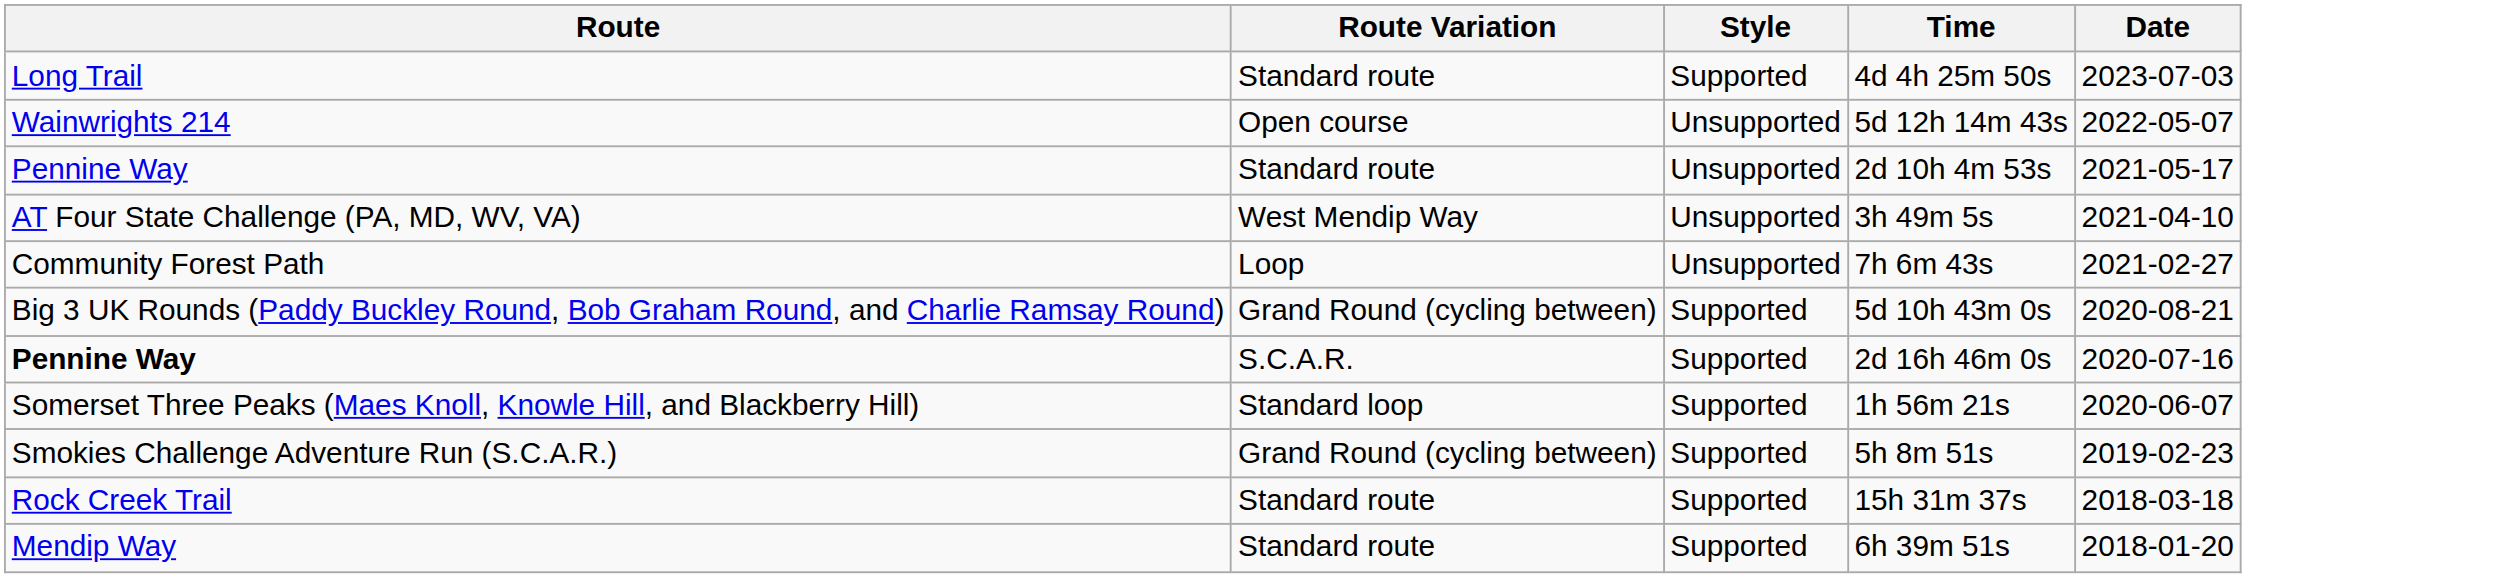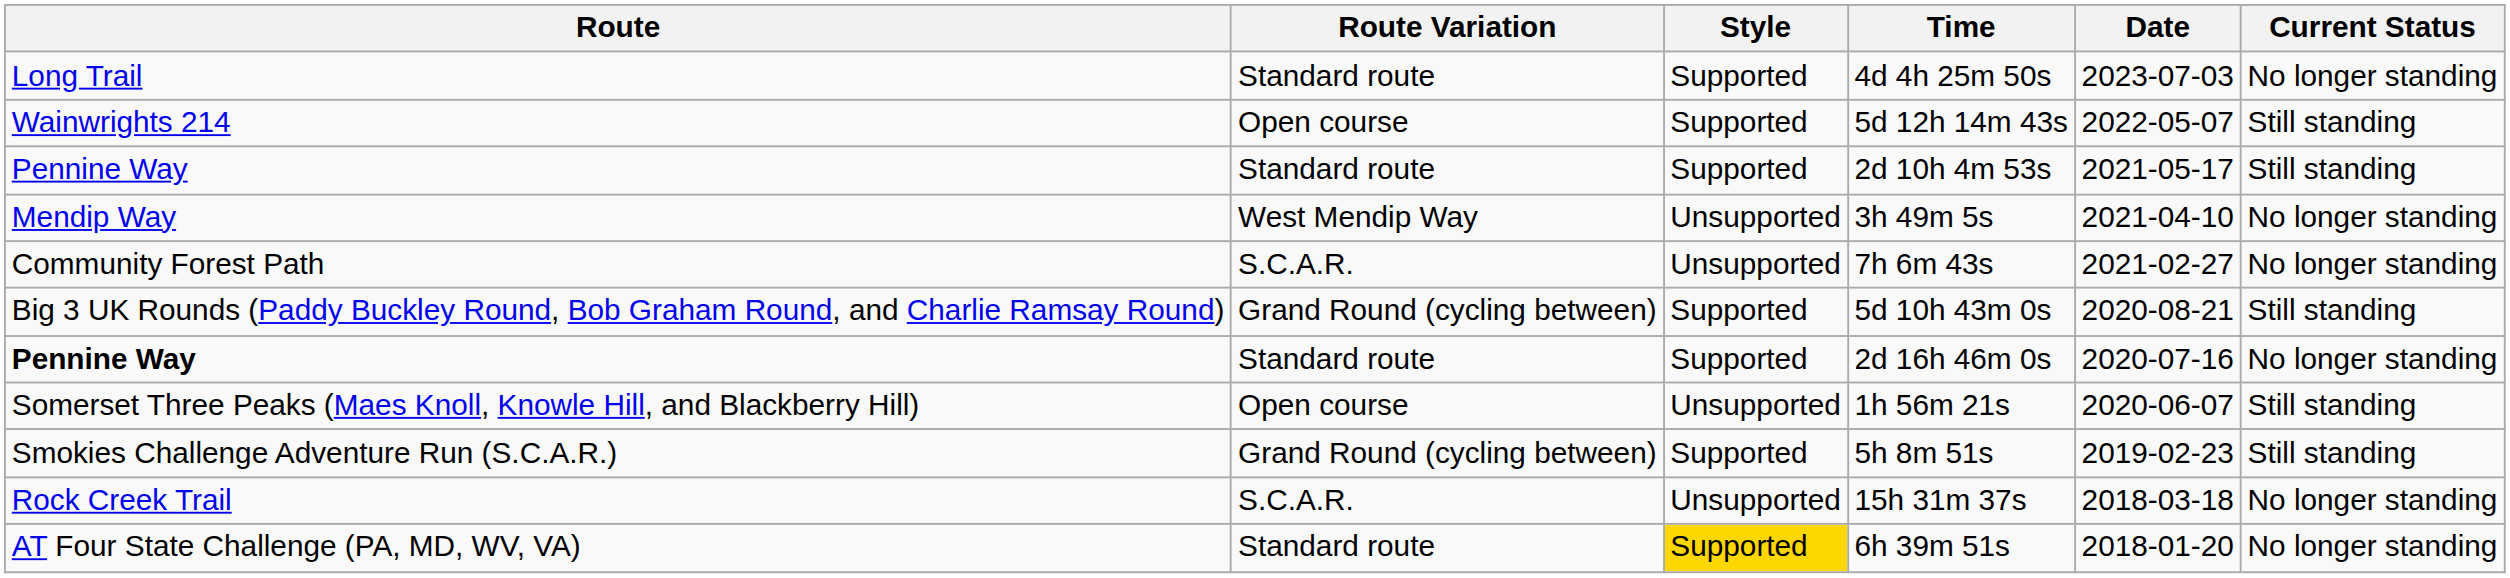+ column: (2372, 28)
(1756, 122) Unsupported -> (1739, 122) Supported
(1756, 169) Unsupported -> (1739, 169) Supported
(296, 216) AT Four State Challenge (PA, MD, WV, VA) -> (94, 216) Mendip Way
(1271, 264) Loop -> (1296, 264) S.C.A.R.
(1296, 358) S.C.A.R. -> (1337, 358) Standard route
(1331, 405) Standard loop -> (1323, 405) Open course
(1739, 405) Supported -> (1756, 405) Unsupported
(1337, 500) Standard route -> (1296, 500) S.C.A.R.
(1739, 500) Supported -> (1756, 500) Unsupported
(94, 547) Mendip Way -> (296, 547) AT Four State Challenge (PA, MD, WV, VA)
(1739, 547) no background -> (1739, 547) gold background
